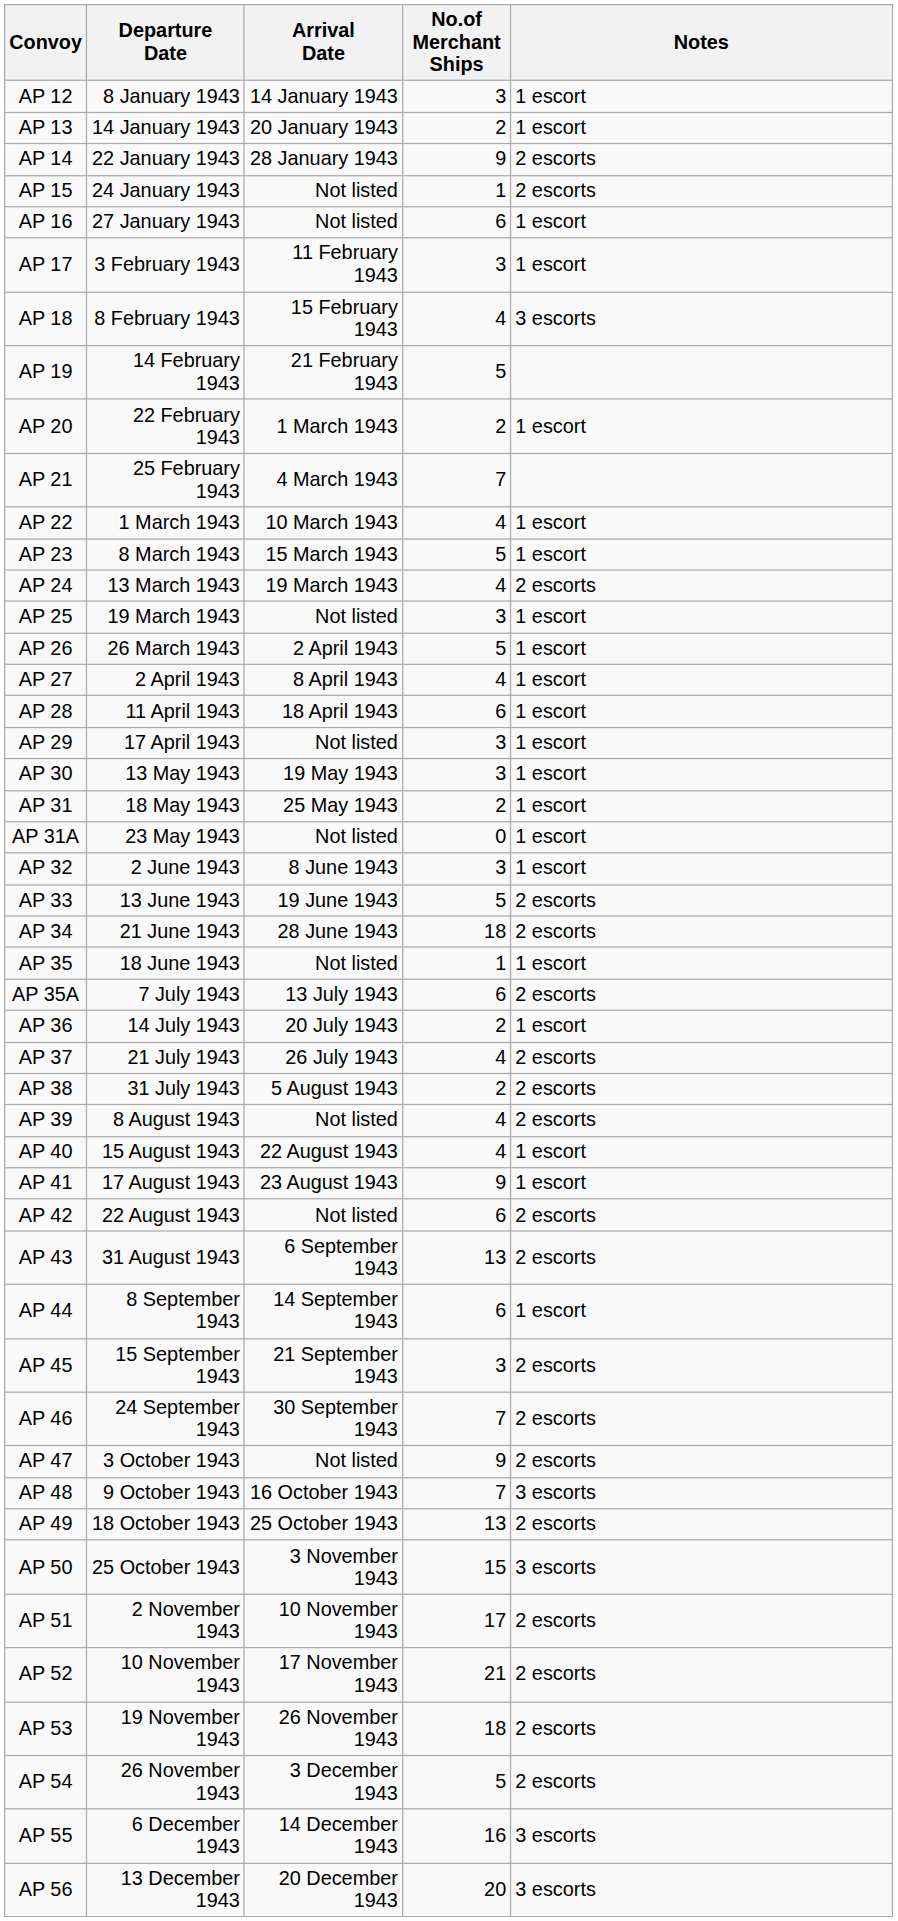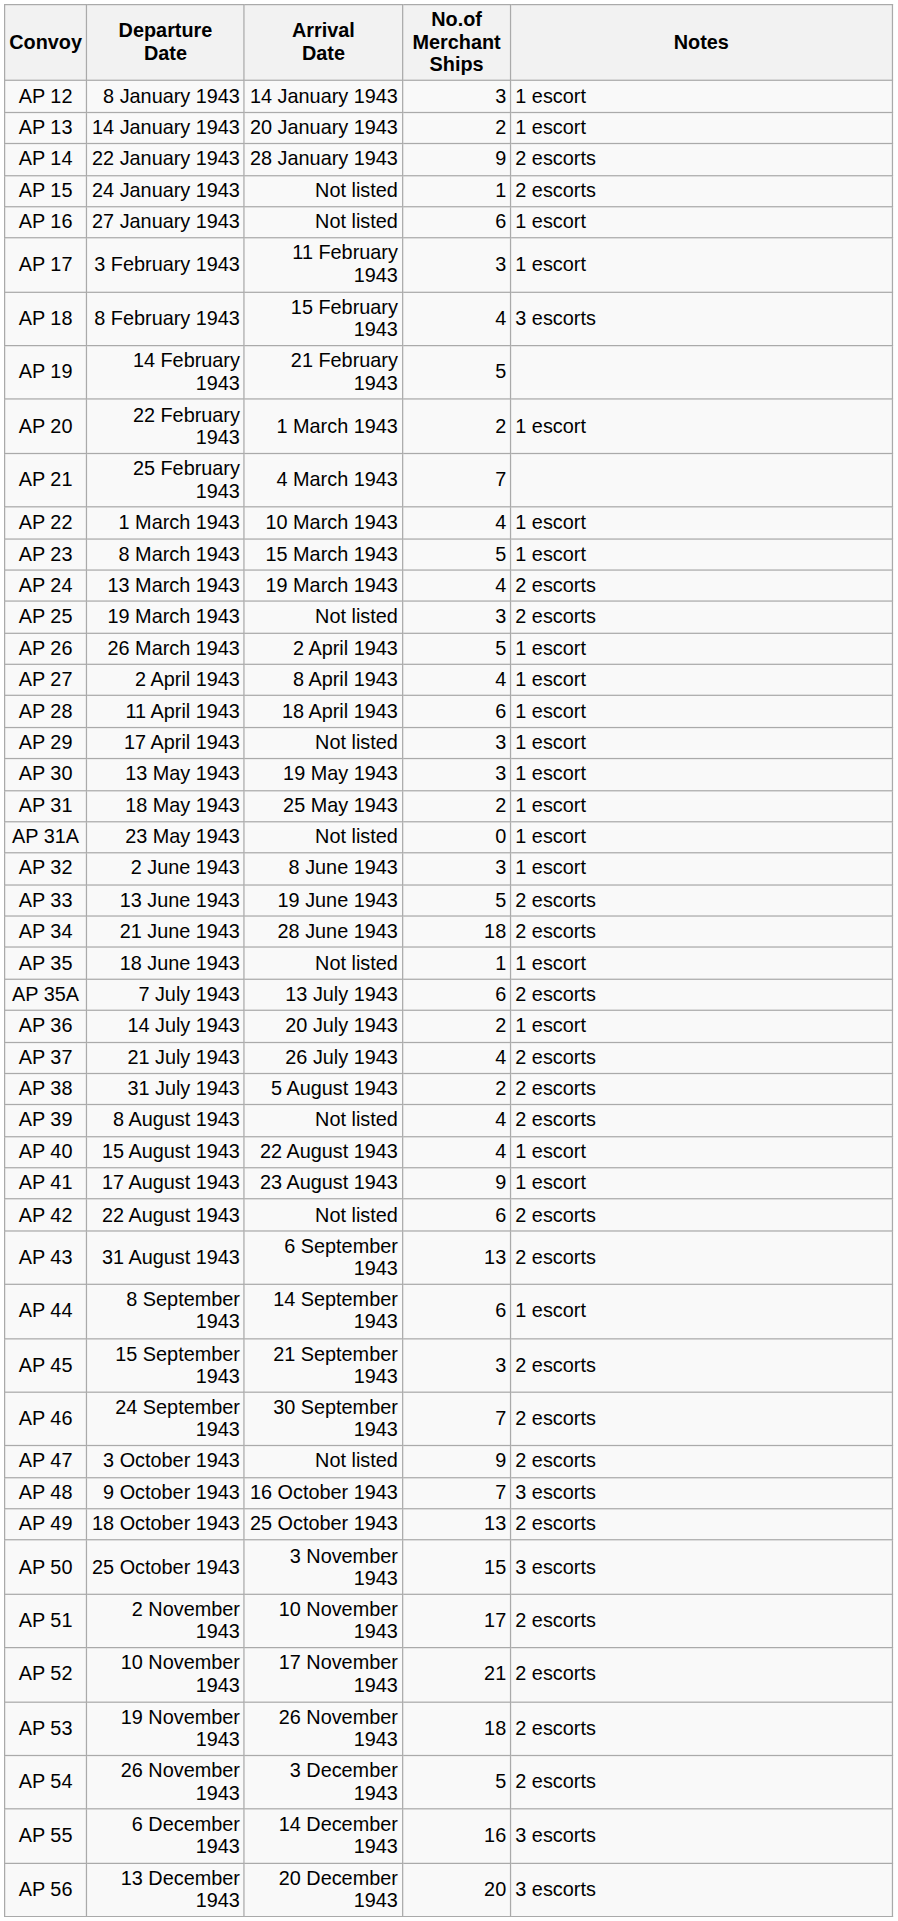(551, 616) 1 escort -> (556, 616) 2 escorts
